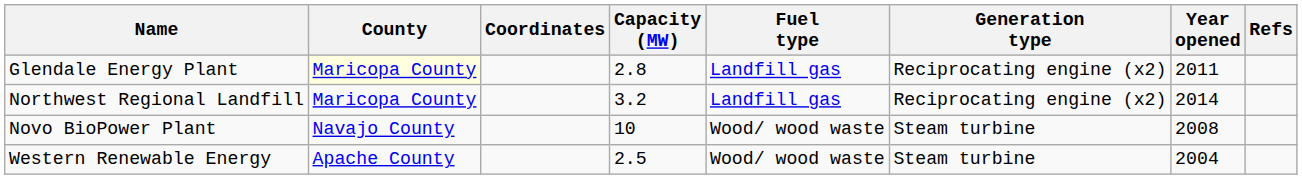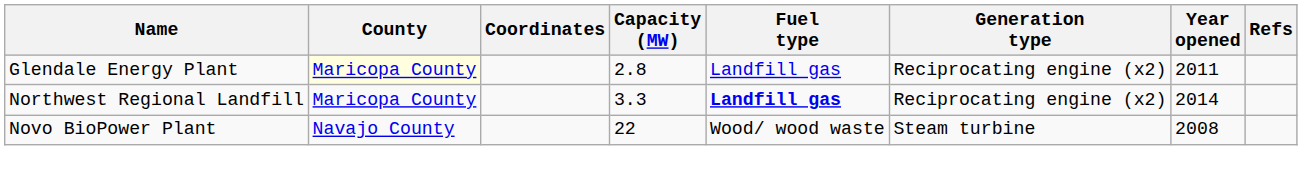(630, 100) 3.2 -> (630, 100) 3.3
(776, 100) normal -> (776, 100) bold
(625, 130) 10 -> (625, 130) 22
- row: (140, 159)
